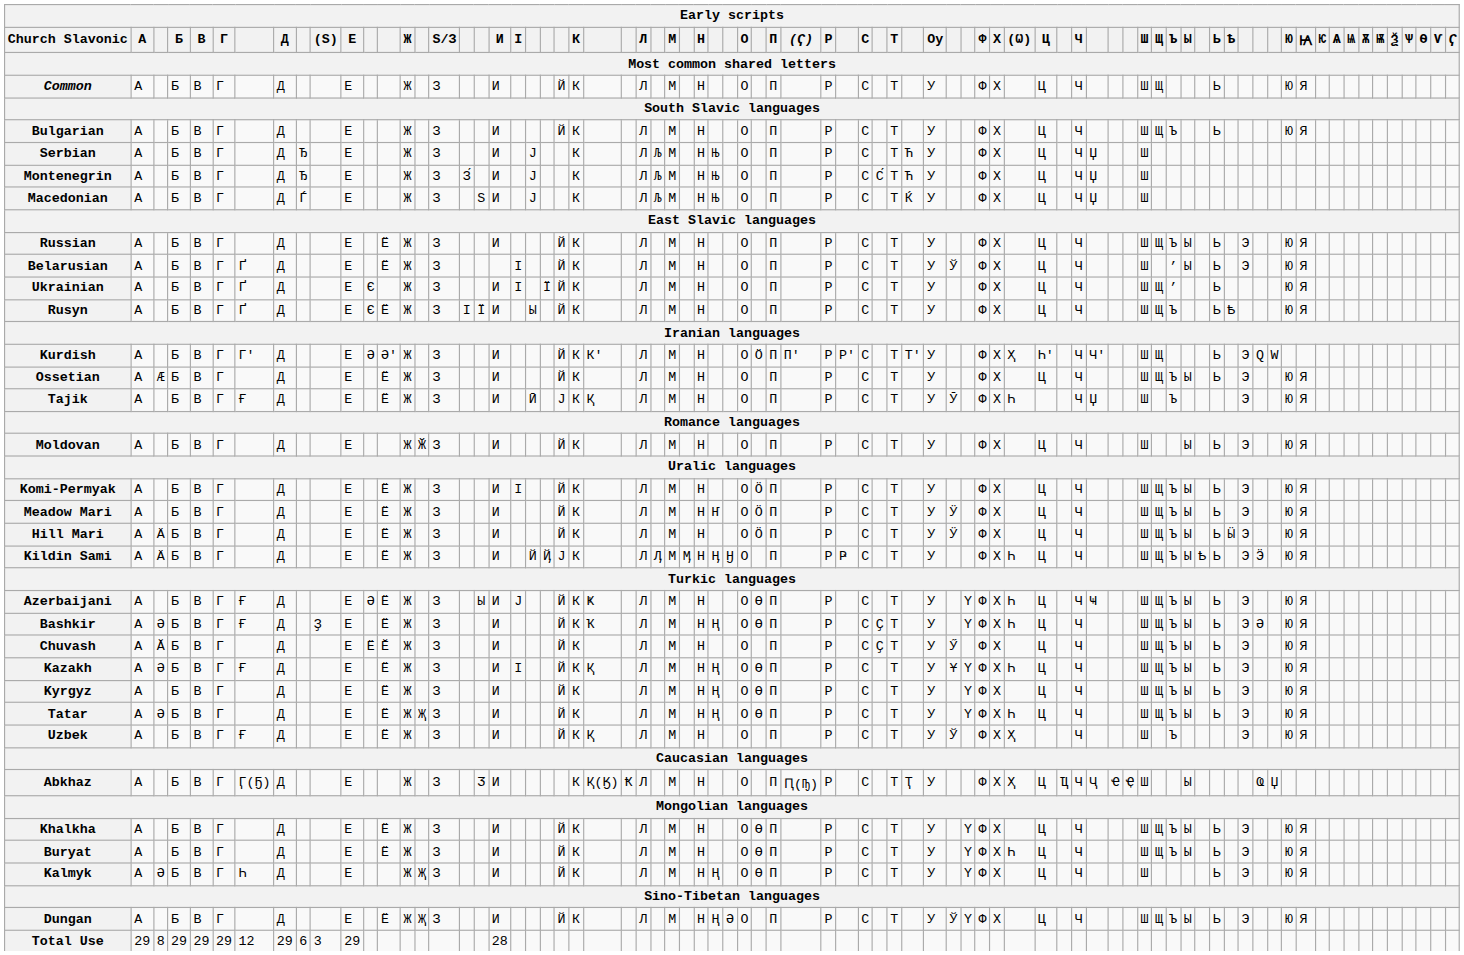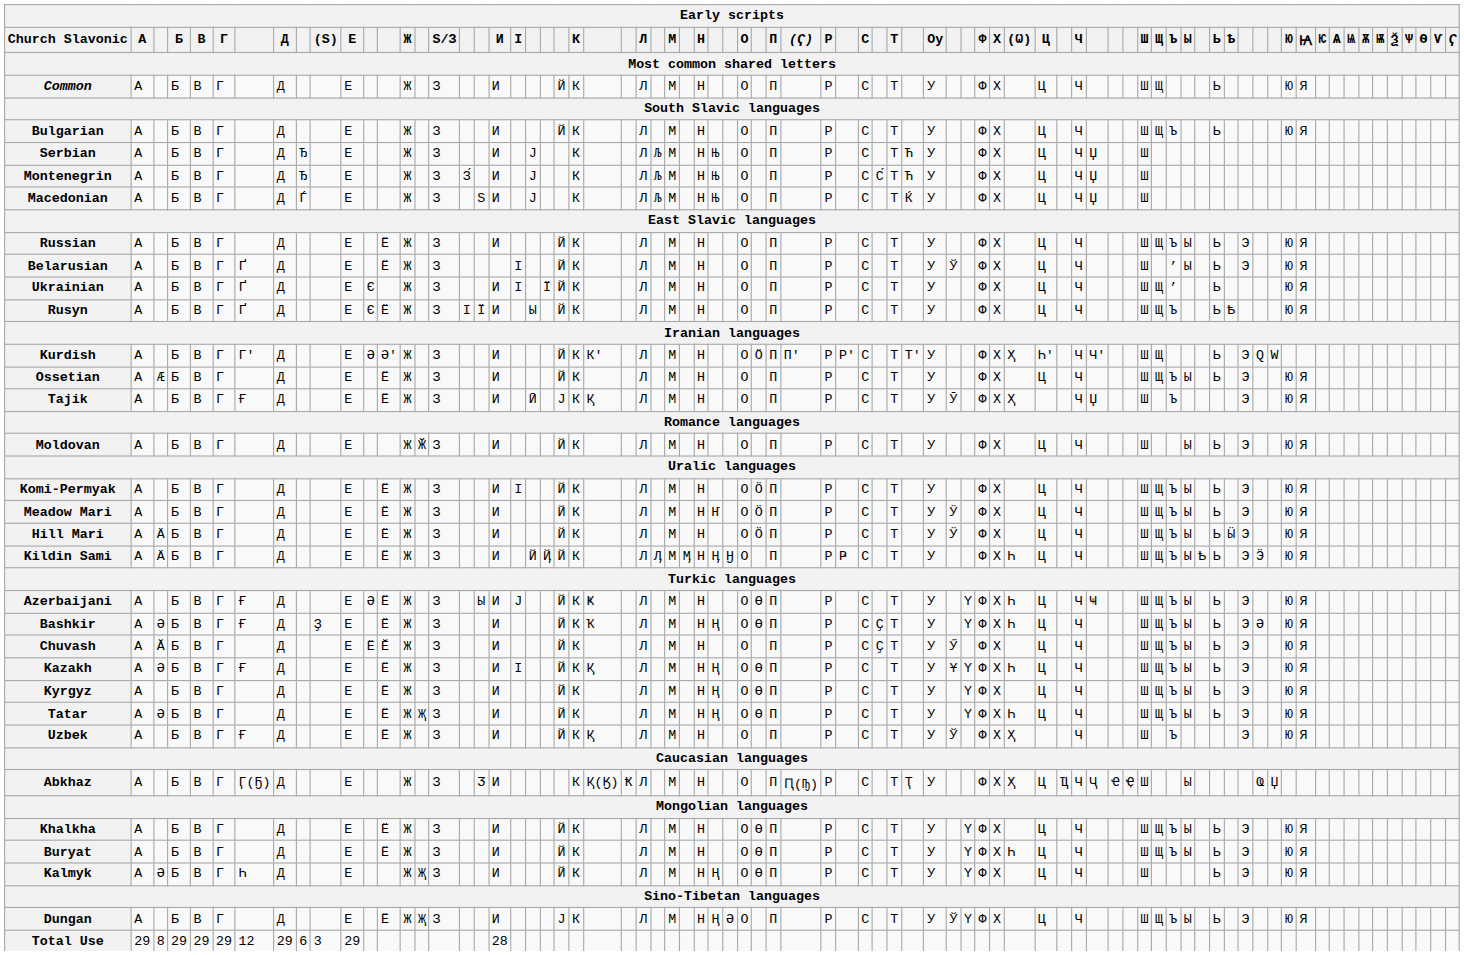(1011, 400) Һ -> (1011, 400) Ҳ
(562, 557) Ј -> (562, 557) Й
(562, 919) Й -> (562, 919) Ј
